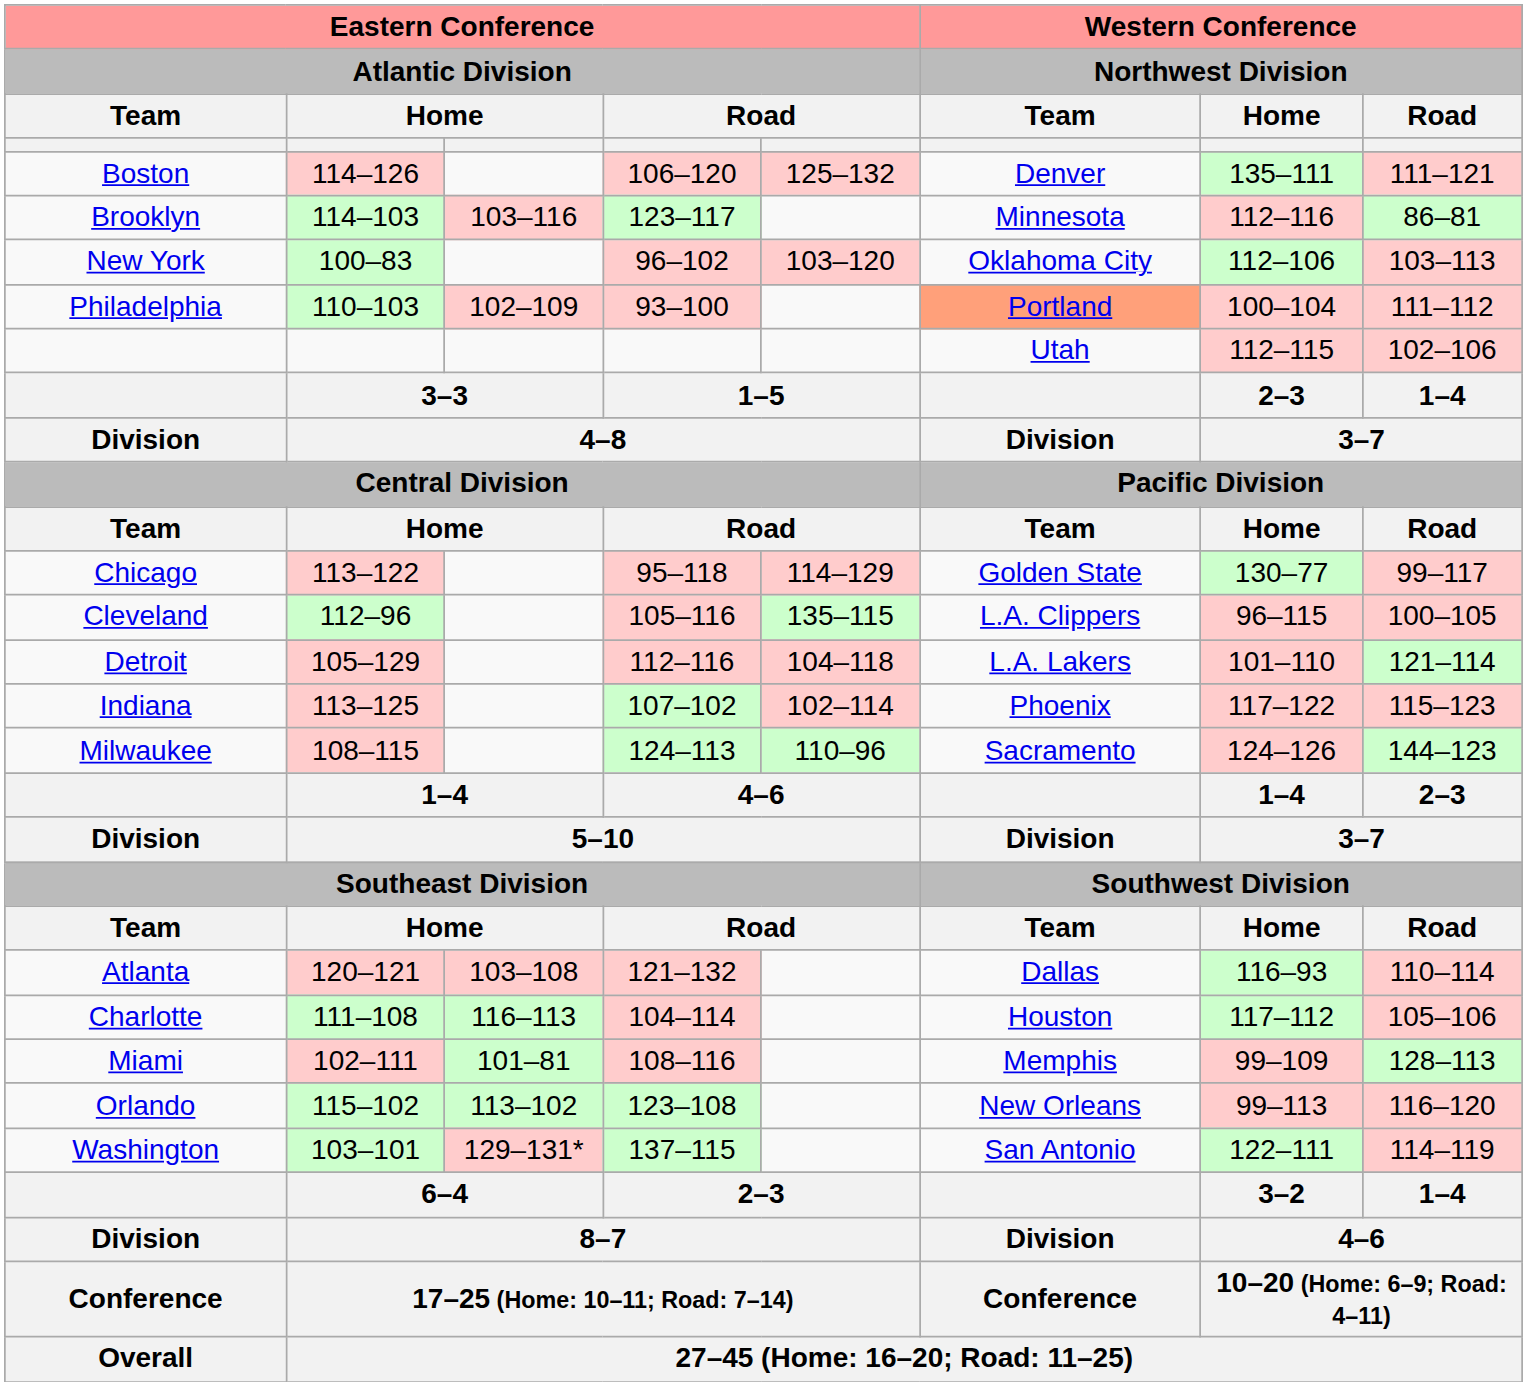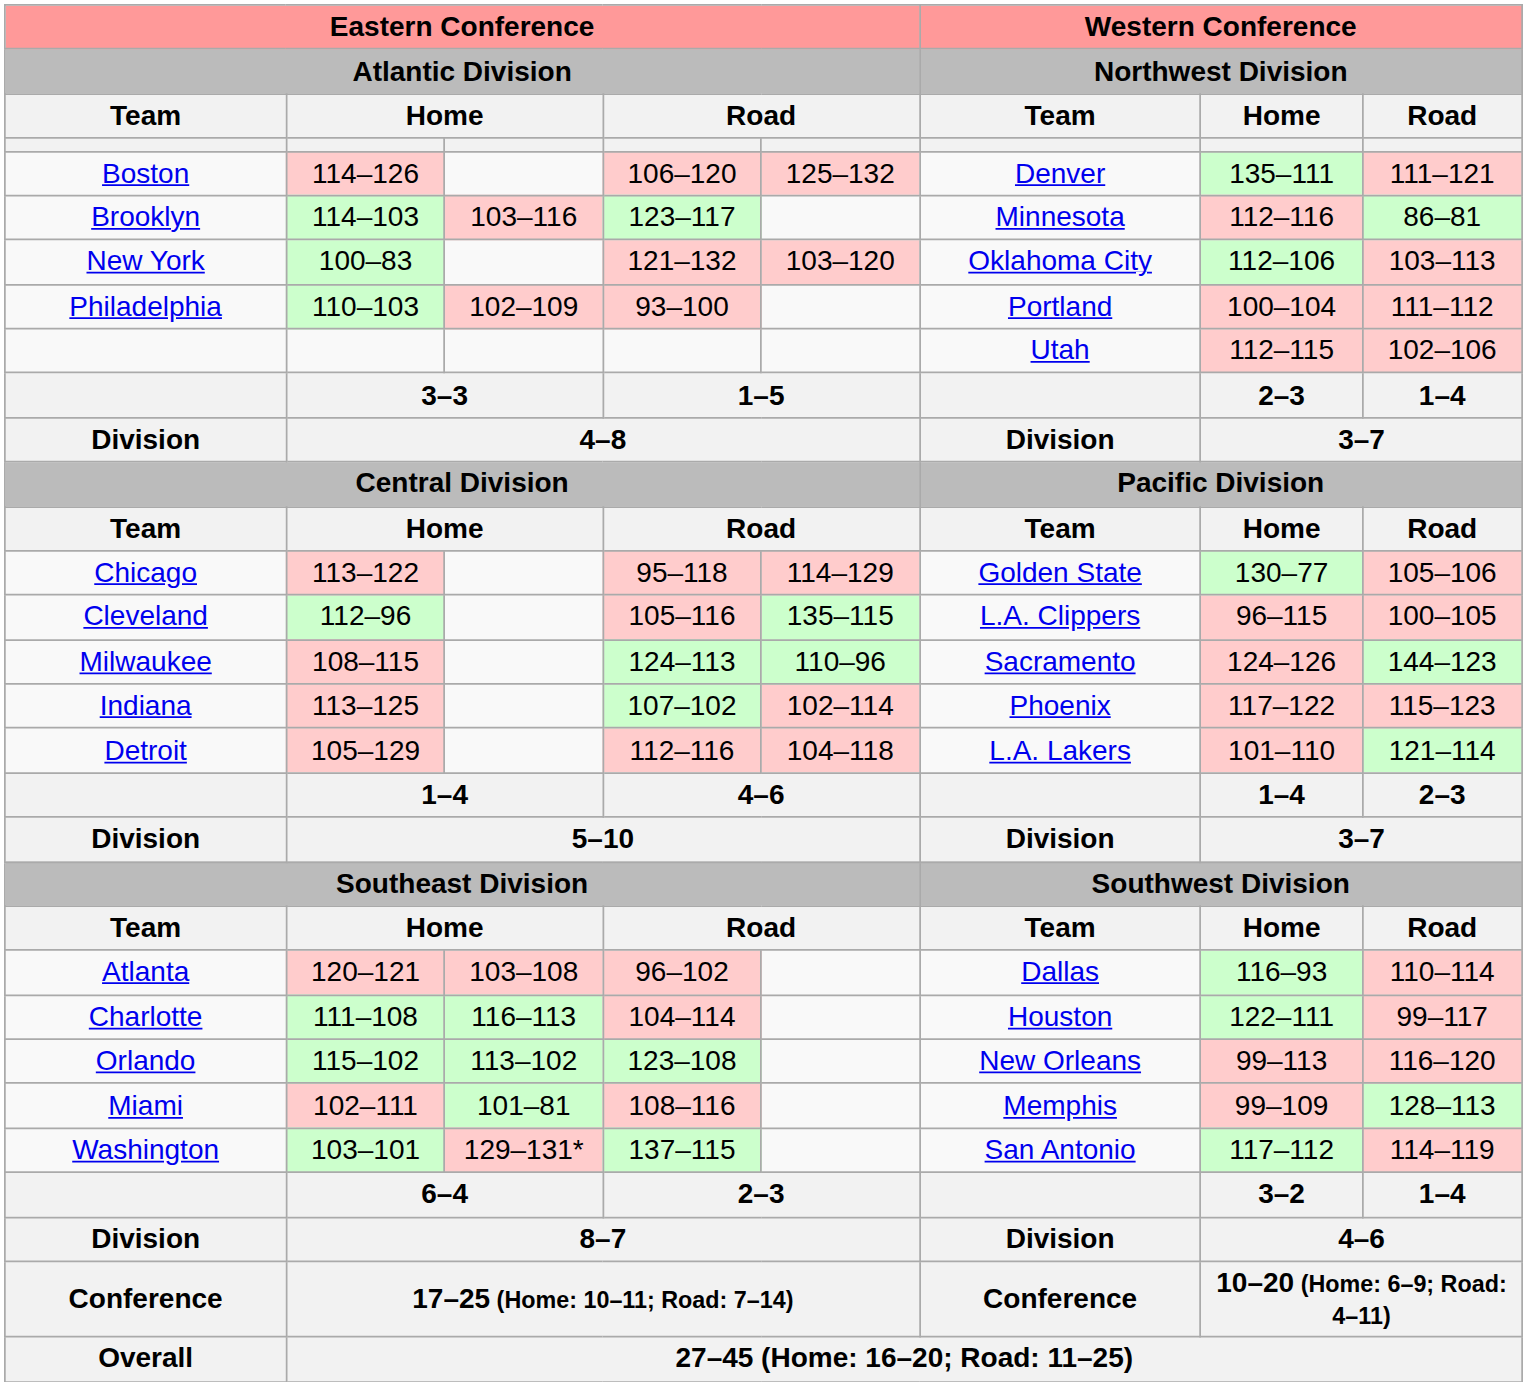(682, 261) 96–102 -> (682, 261) 121–132
(1060, 306) lightsalmon background -> (1060, 306) no background
(1442, 572) 99–117 -> (1442, 572) 105–106
rows swapped: (146, 661) <-> (146, 750)
(682, 972) 121–132 -> (682, 972) 96–102
(1282, 1016) 117–112 -> (1282, 1016) 122–111
(1442, 1016) 105–106 -> (1442, 1016) 99–117
rows swapped: (146, 1060) <-> (146, 1105)
(1282, 1149) 122–111 -> (1282, 1149) 117–112
